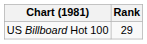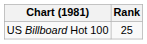(127, 30) 29 -> (127, 30) 25
